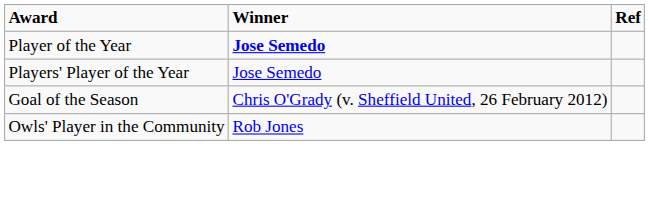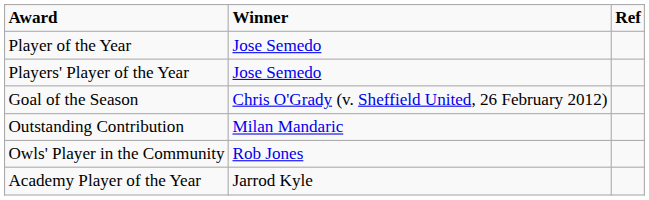(279, 45) bold -> (277, 45) normal
+ row: (96, 126)
+ row: (105, 180)
